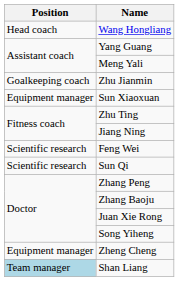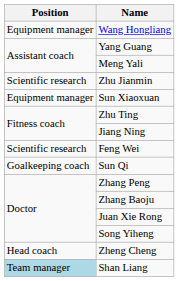(32, 30) Head coach -> (50, 30) Equipment manager
(48, 81) Goalkeeping coach -> (47, 81) Scientific research
(47, 166) Scientific research -> (48, 166) Goalkeeping coach
(50, 251) Equipment manager -> (32, 251) Head coach
